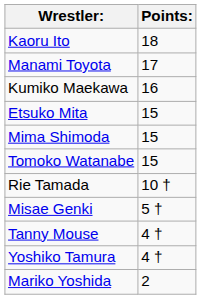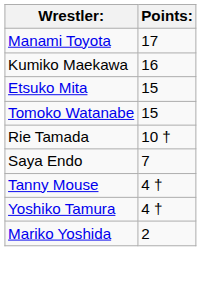- row: (39, 40)
- row: (59, 137)
+ row: (45, 161)
- row: (50, 209)
